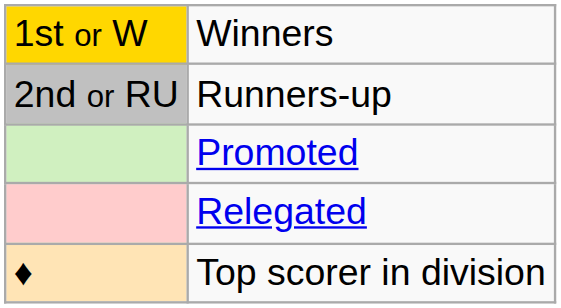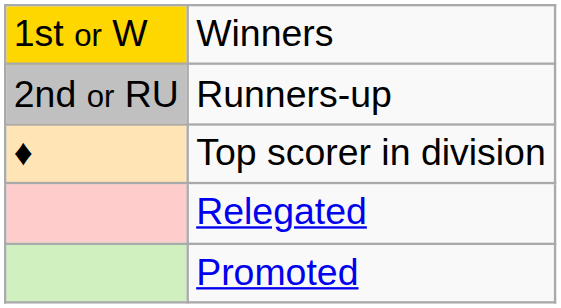rows swapped: (277, 152) <-> (371, 271)
